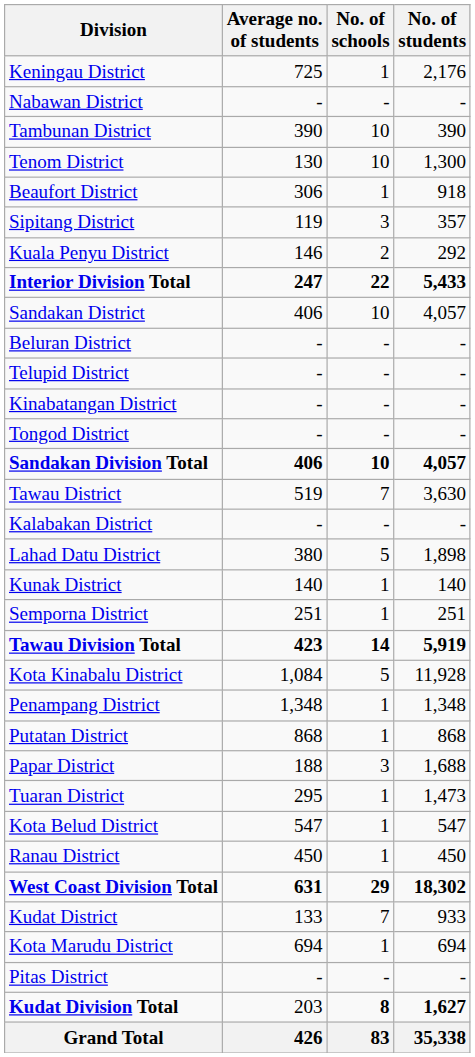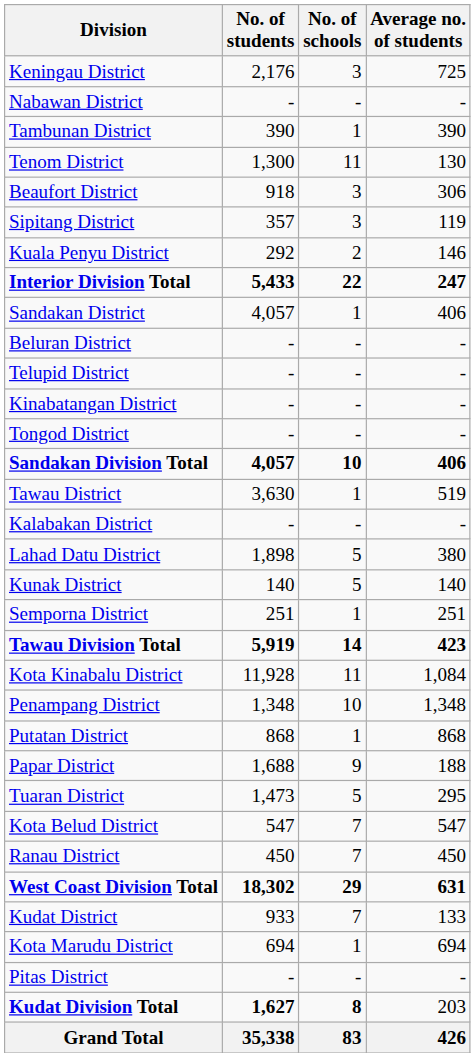columns swapped: (432, 30) <-> (275, 30)
(385, 71) 1 -> (357, 71) 3
(380, 131) 10 -> (357, 131) 1
(380, 161) 10 -> (352, 161) 11
(385, 191) 1 -> (357, 191) 3
(380, 312) 10 -> (357, 312) 1
(385, 493) 7 -> (357, 493) 1
(385, 584) 1 -> (357, 584) 5
(385, 675) 5 -> (352, 675) 11
(385, 705) 1 -> (352, 705) 10
(385, 765) 3 -> (357, 765) 9
(385, 795) 1 -> (357, 795) 5
(385, 826) 1 -> (357, 826) 7
(385, 856) 1 -> (357, 856) 7
